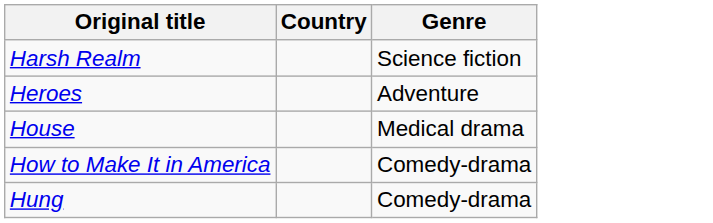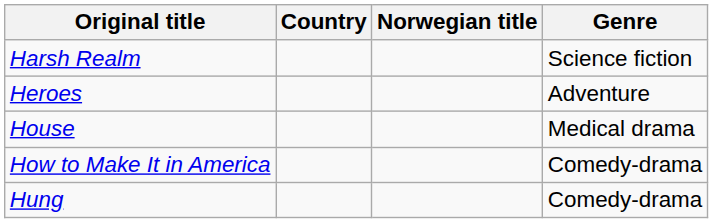+ column: (457, 22)
